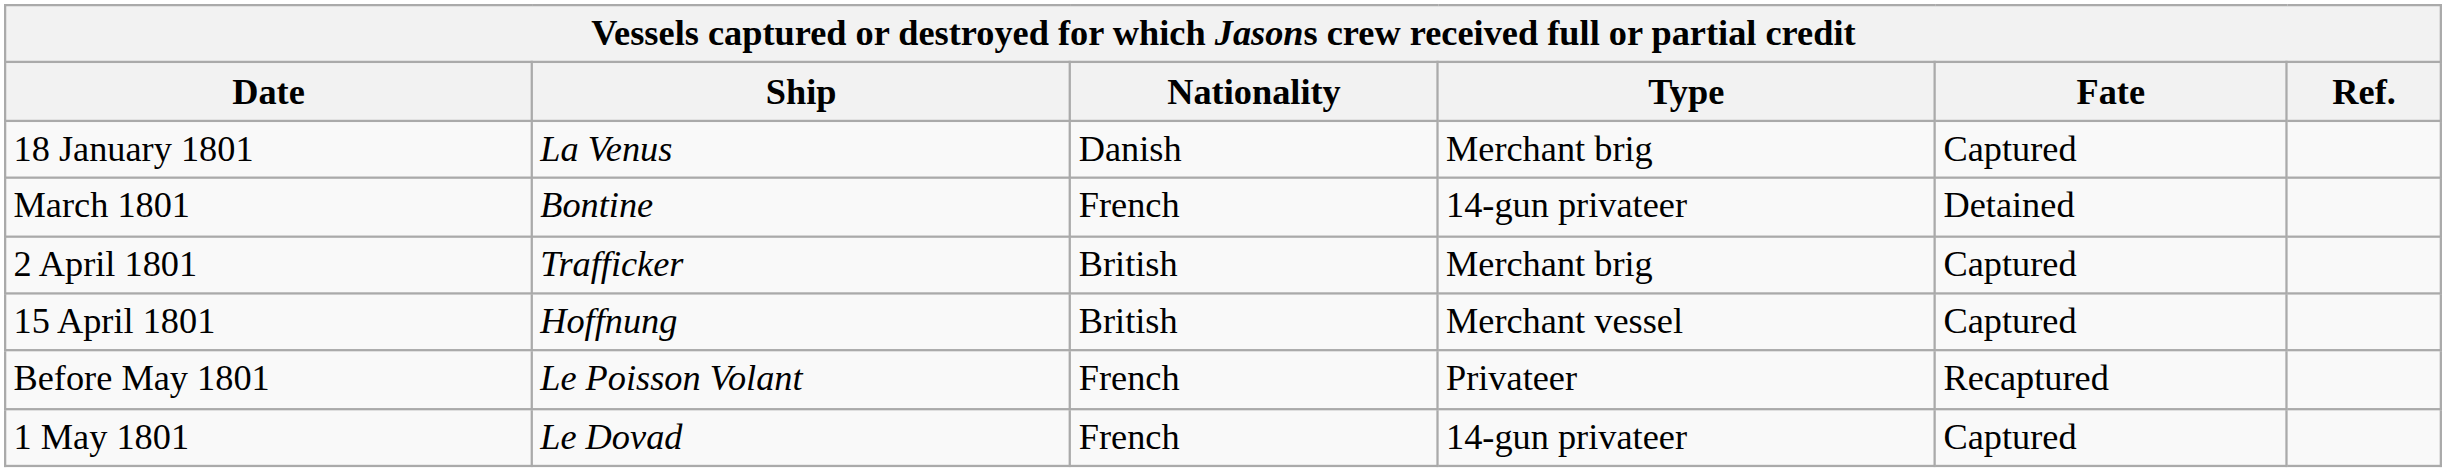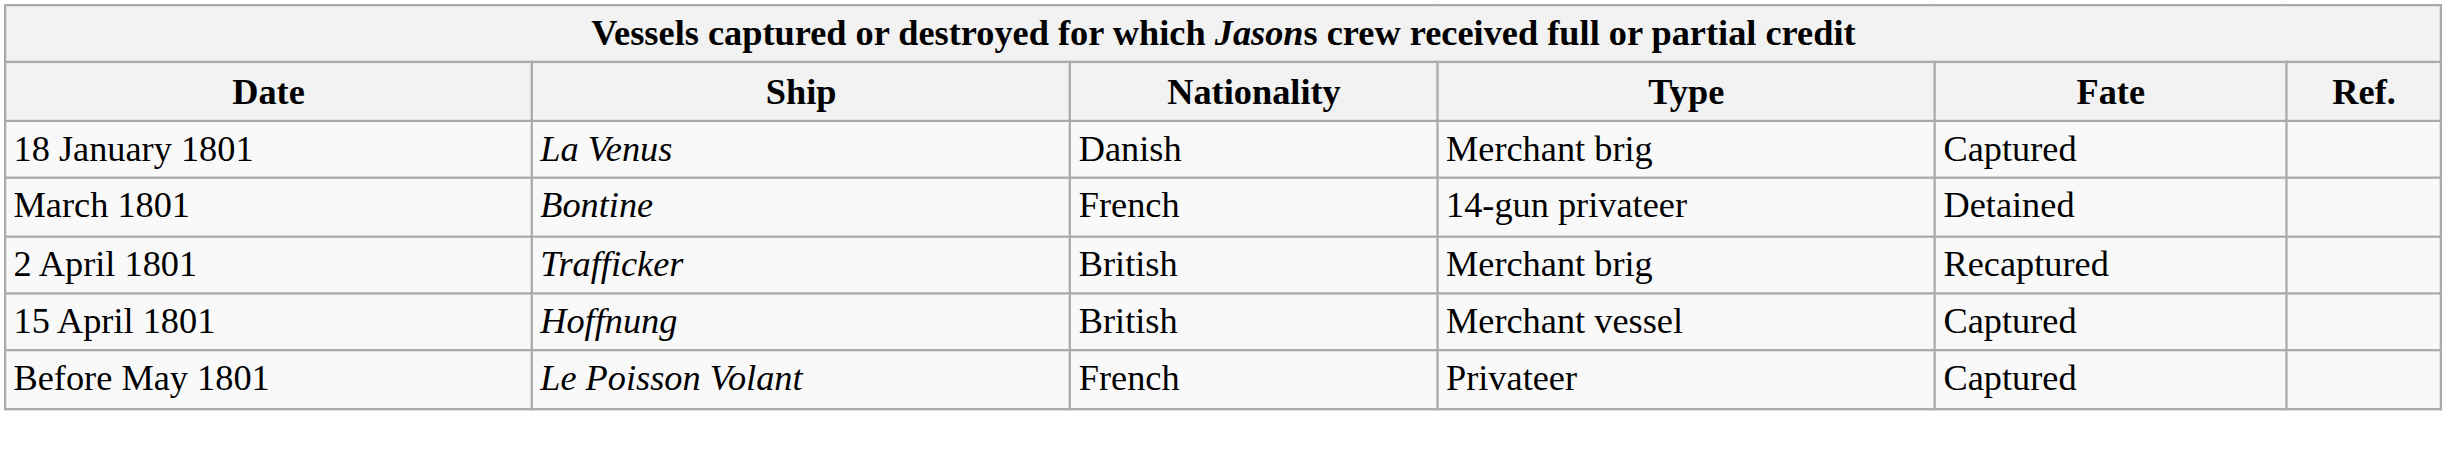(2010, 263) Captured -> (2026, 263) Recaptured
(2026, 378) Recaptured -> (2010, 378) Captured
- row: (101, 436)
